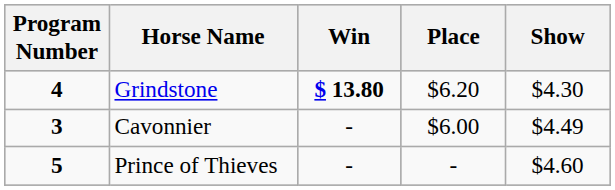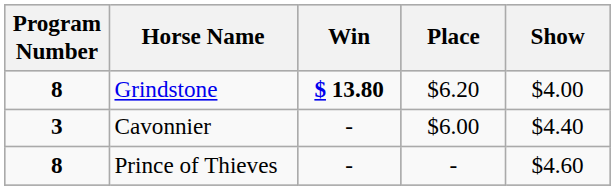(57, 89) 4 -> (57, 89) 8
(558, 89) $4.30 -> (558, 89) $4.00
(558, 127) $4.49 -> (558, 127) $4.40
(57, 166) 5 -> (57, 166) 8
